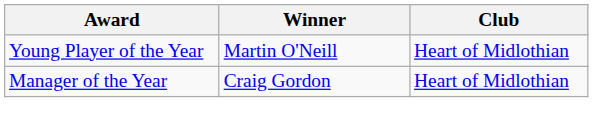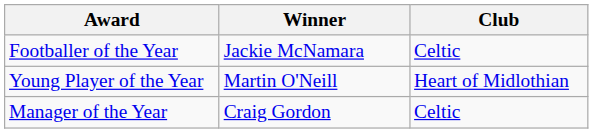+ row: (93, 50)
(492, 81) Heart of Midlothian -> (437, 111) Celtic
